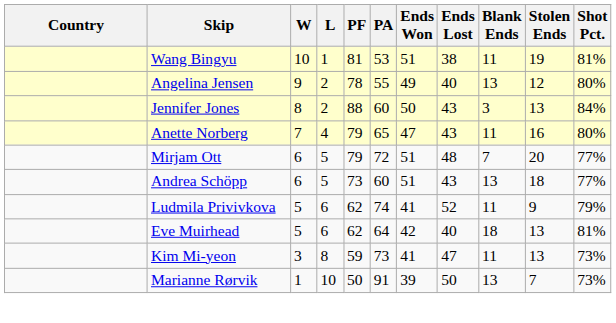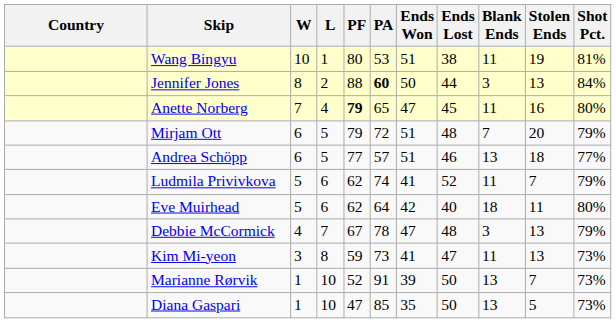(355, 58) 81 -> (355, 58) 80
- row: (202, 83)
(381, 108) normal -> (381, 83) bold
(449, 108) 43 -> (449, 83) 44
(355, 132) normal -> (355, 108) bold
(449, 132) 43 -> (449, 108) 45
(592, 157) 77% -> (592, 132) 79%
(355, 181) 73 -> (355, 157) 77
(381, 181) 60 -> (381, 157) 57
(449, 181) 43 -> (449, 157) 46
(533, 206) 9 -> (533, 181) 7
(537, 231) 13 -> (536, 206) 11
(592, 231) 81% -> (592, 206) 80%
+ row: (213, 231)
(355, 280) 50 -> (355, 280) 52
+ row: (196, 305)
